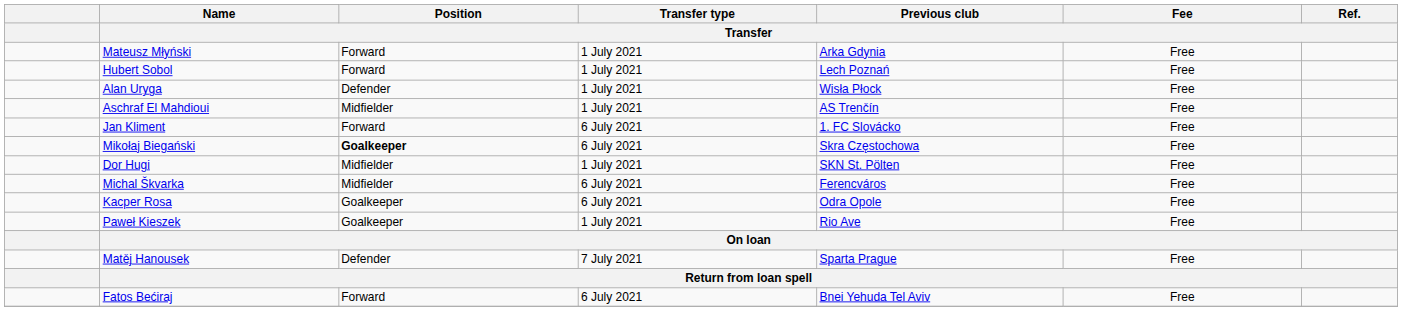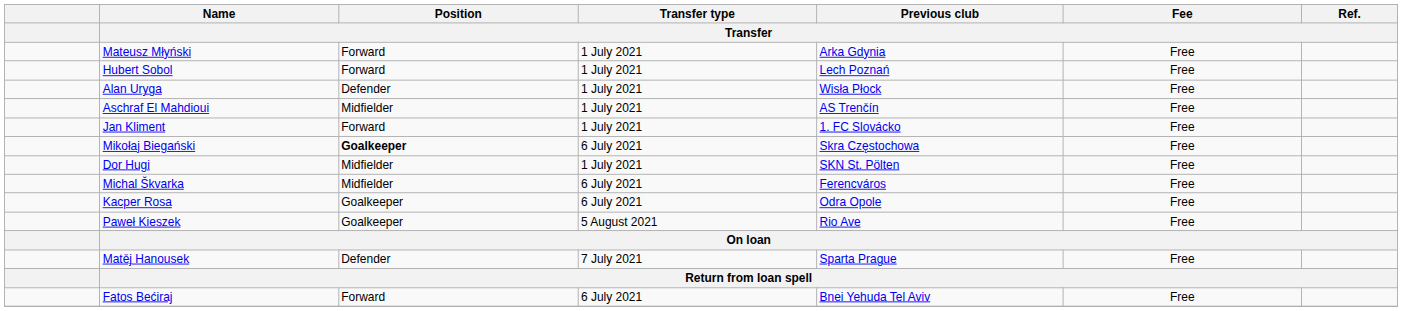(612, 127) 6 July 2021 -> (612, 127) 1 July 2021
(612, 221) 1 July 2021 -> (619, 221) 5 August 2021
